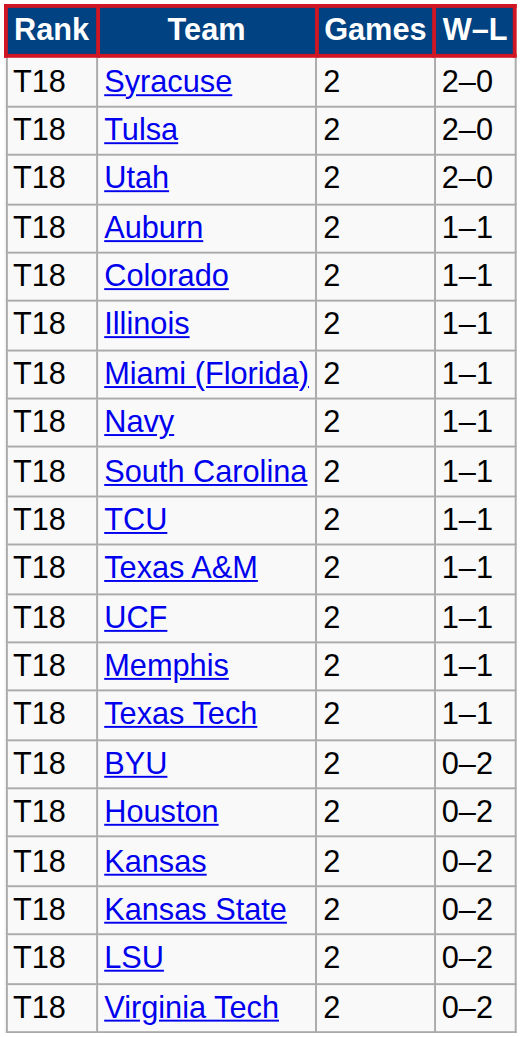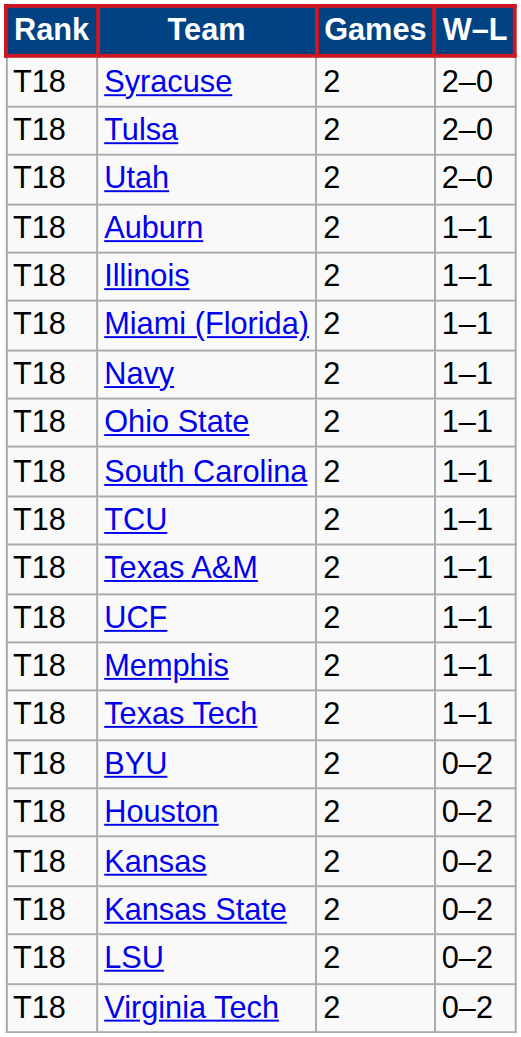- row: (167, 276)
+ row: (177, 422)
